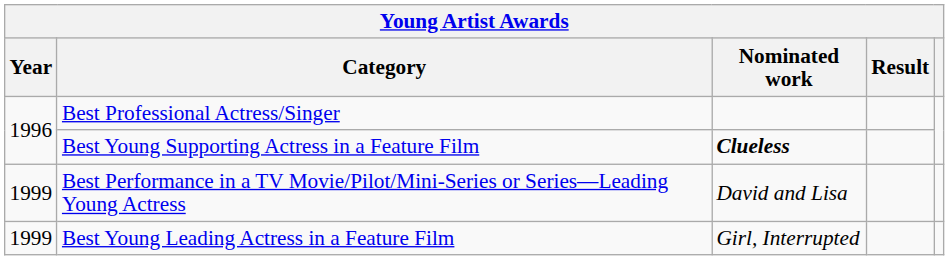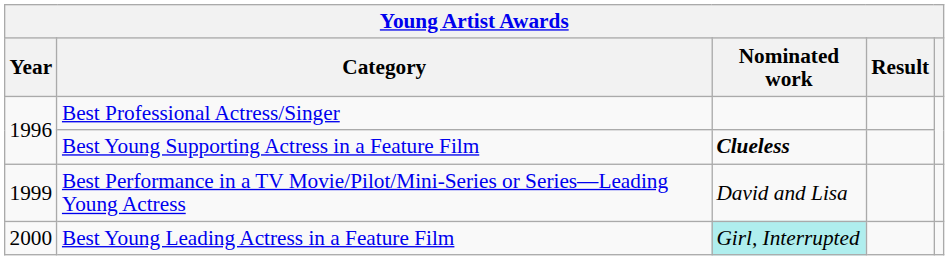(31, 237) 1999 -> (31, 237) 2000
(788, 237) no background -> (788, 237) paleturquoise background
